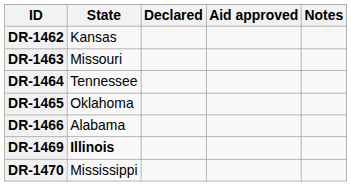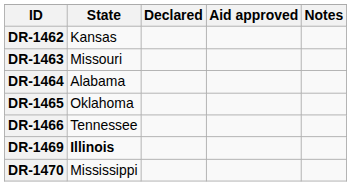(104, 81) Tennessee -> (98, 81) Alabama
(98, 125) Alabama -> (104, 125) Tennessee
